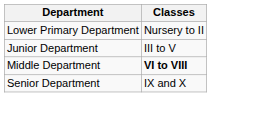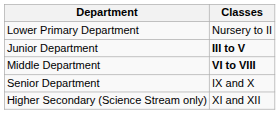(160, 48) normal -> (229, 48) bold
+ row: (107, 100)
